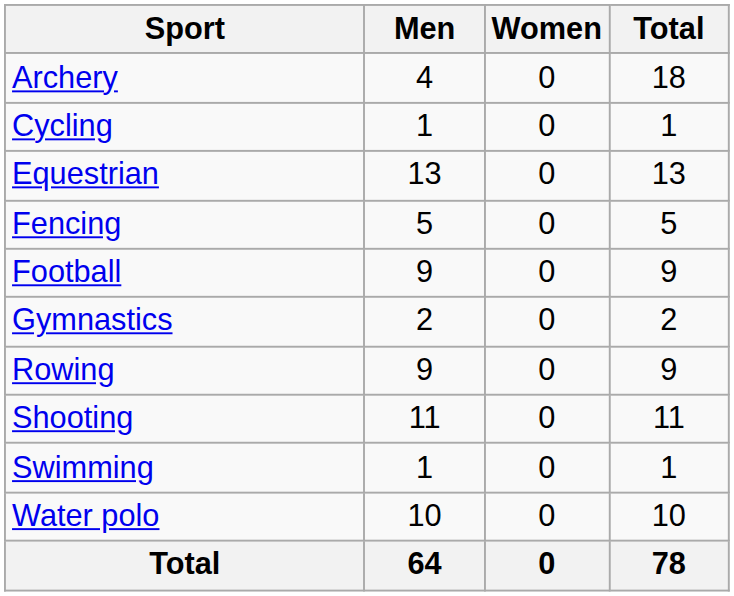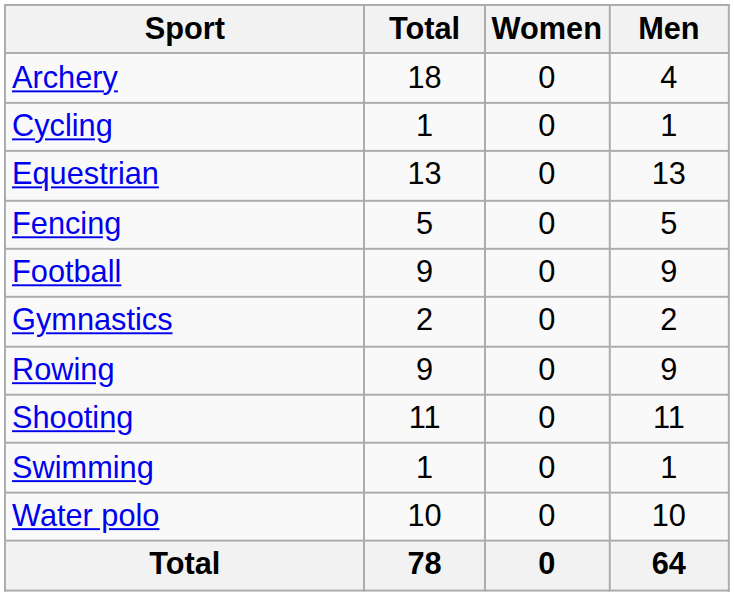columns swapped: (425, 28) <-> (669, 28)
